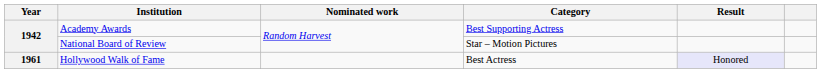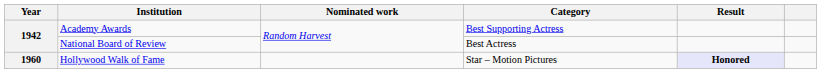(511, 44) Star – Motion Pictures -> (491, 44) Best Actress
(31, 60) 1961 -> (31, 60) 1960
(491, 60) Best Actress -> (511, 60) Star – Motion Pictures
(731, 60) normal -> (731, 60) bold
